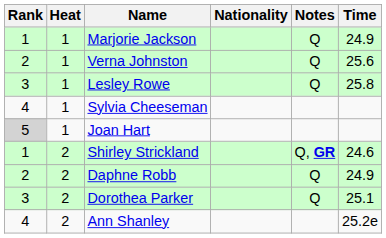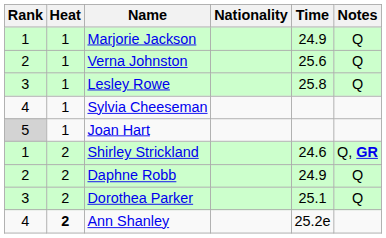columns swapped: (360, 15) <-> (315, 15)
(65, 221) normal -> (65, 221) bold
